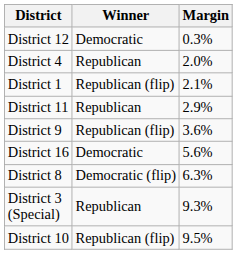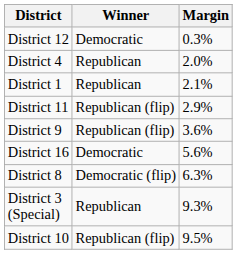(125, 84) Republican (flip) -> (108, 84) Republican
(108, 107) Republican -> (125, 107) Republican (flip)
